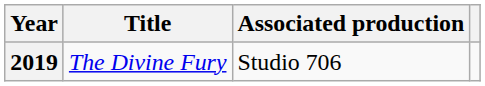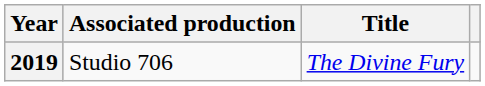columns swapped: (148, 23) <-> (351, 23)
